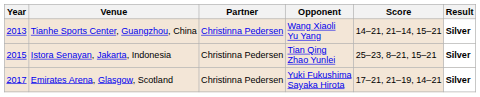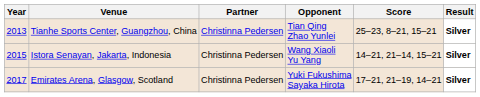(312, 31) Wang Xiaoli Yu Yang -> (311, 31) Tian Qing Zhao Yunlei
(399, 31) 14–21, 21–14, 15–21 -> (396, 31) 25–23, 8–21, 15–21
(311, 56) Tian Qing Zhao Yunlei -> (312, 56) Wang Xiaoli Yu Yang
(396, 56) 25–23, 8–21, 15–21 -> (399, 56) 14–21, 21–14, 15–21
